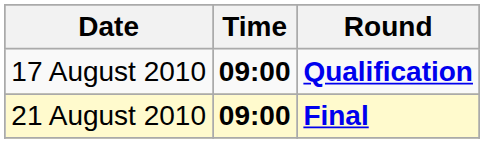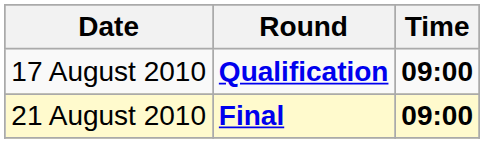columns swapped: (255, 26) <-> (388, 26)
